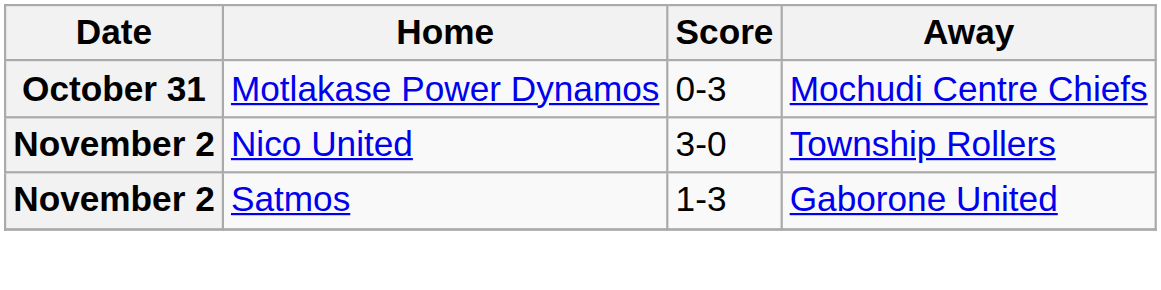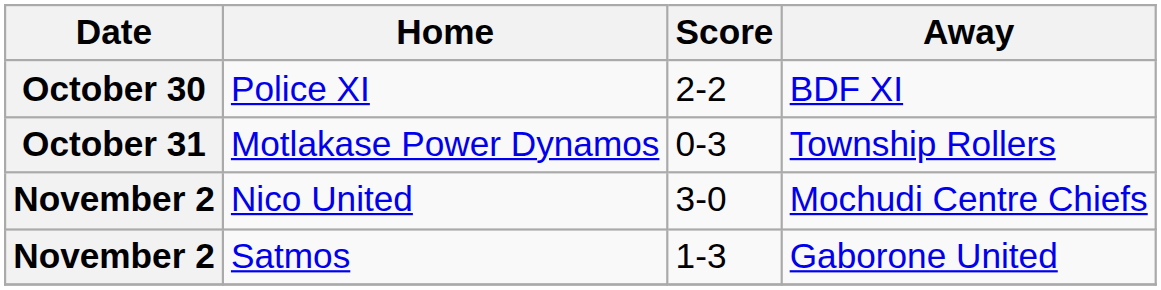+ row: (300, 88)
(969, 88) Mochudi Centre Chiefs -> (923, 144) Township Rollers
(923, 144) Township Rollers -> (969, 199) Mochudi Centre Chiefs
